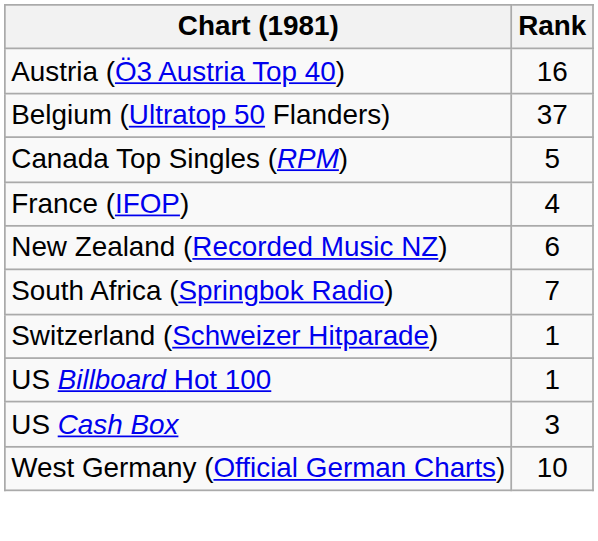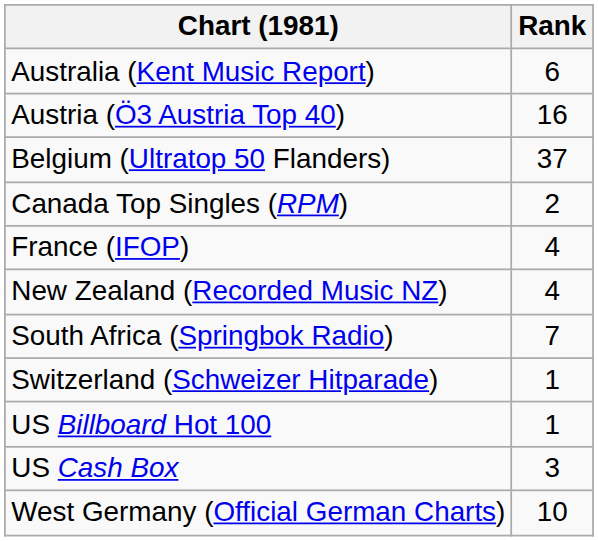+ row: (193, 70)
(552, 159) 5 -> (552, 203) 2
(552, 247) 6 -> (552, 291) 4
